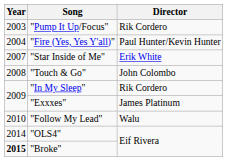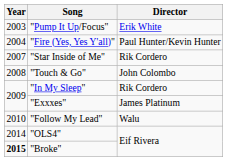(143, 27) Rik Cordero -> (140, 27) Erik White
(140, 57) Erik White -> (143, 57) Rik Cordero
